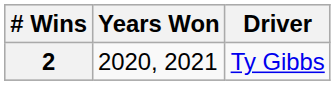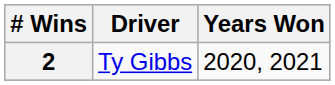columns swapped: (278, 24) <-> (159, 24)
